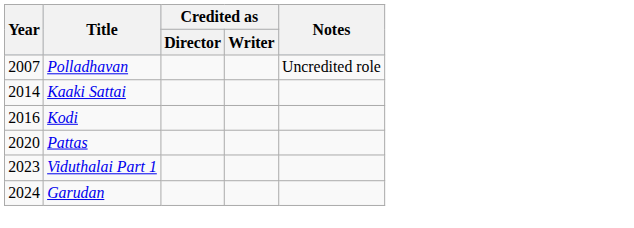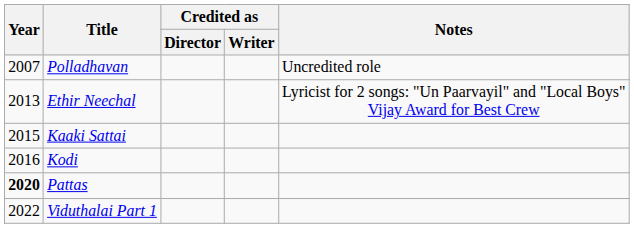+ row: (91, 101)
(24, 92) 2014 -> (24, 135) 2015
(24, 142) normal -> (24, 185) bold
(24, 167) 2023 -> (24, 210) 2022
- row: (76, 192)
